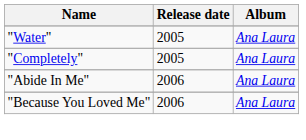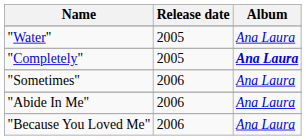(266, 59) normal -> (267, 59) bold
+ row: (44, 80)
